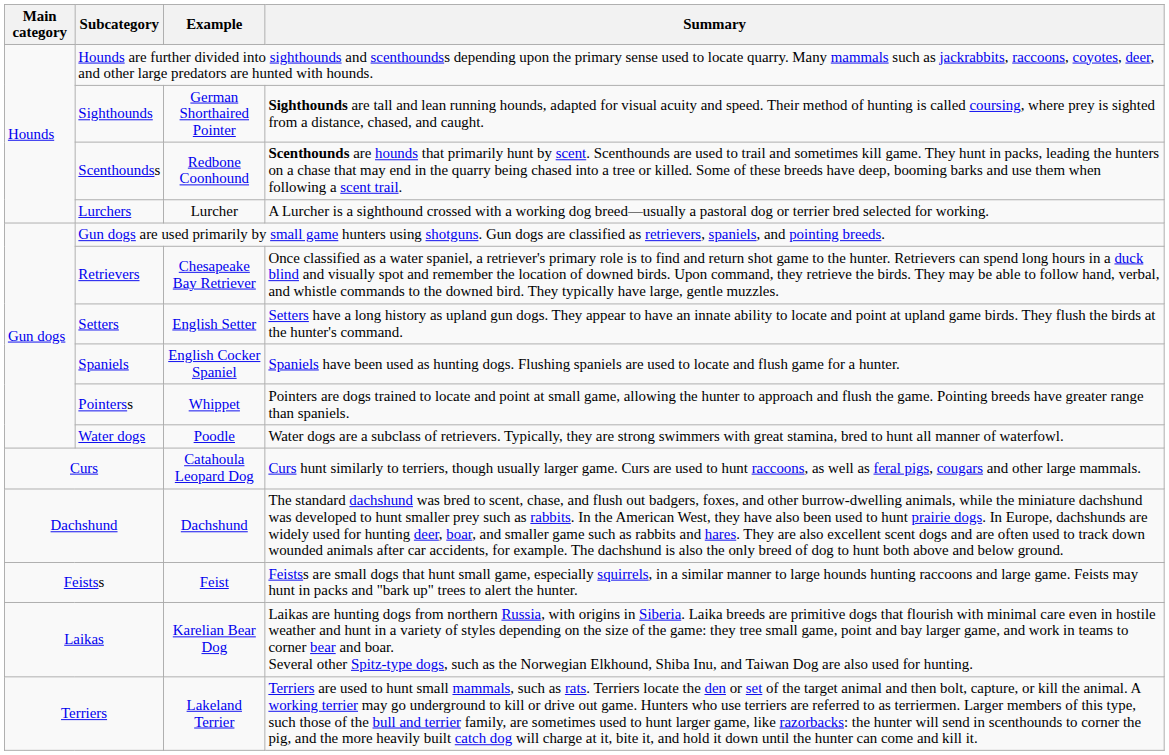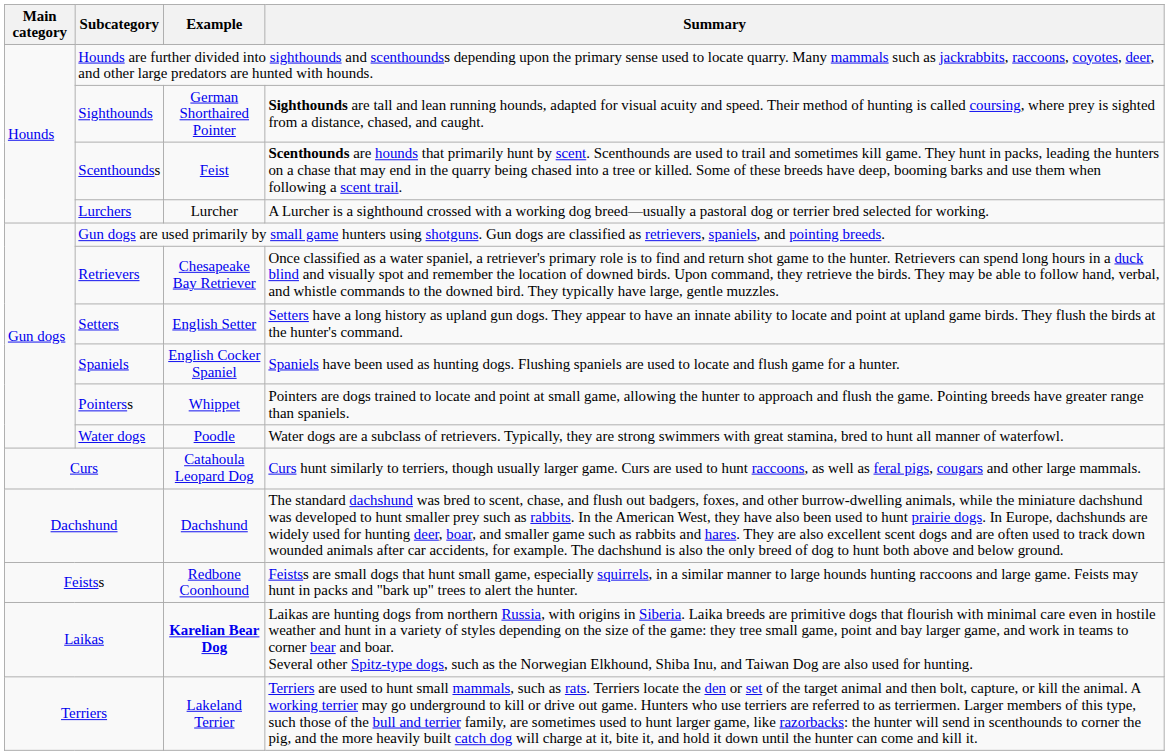(214, 170) Redbone Coonhound -> (214, 170) Feist
(214, 582) Feist -> (214, 582) Redbone Coonhound
(214, 639) normal -> (214, 639) bold
